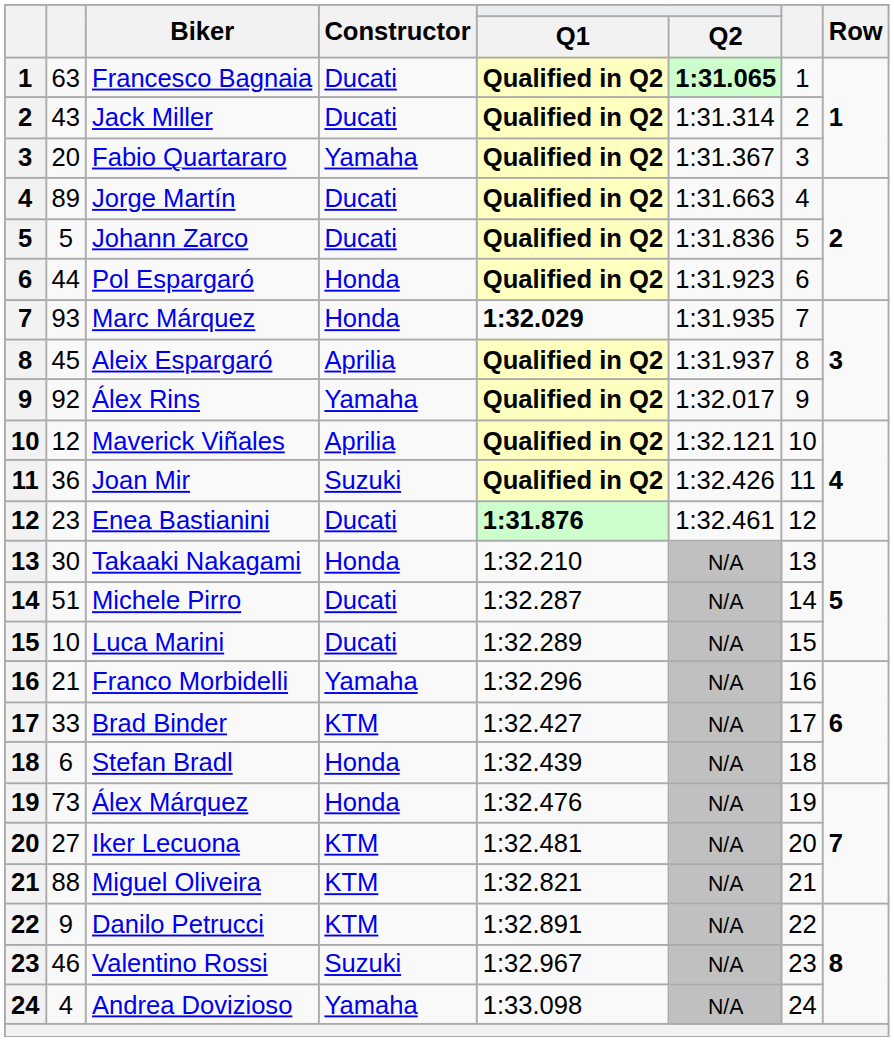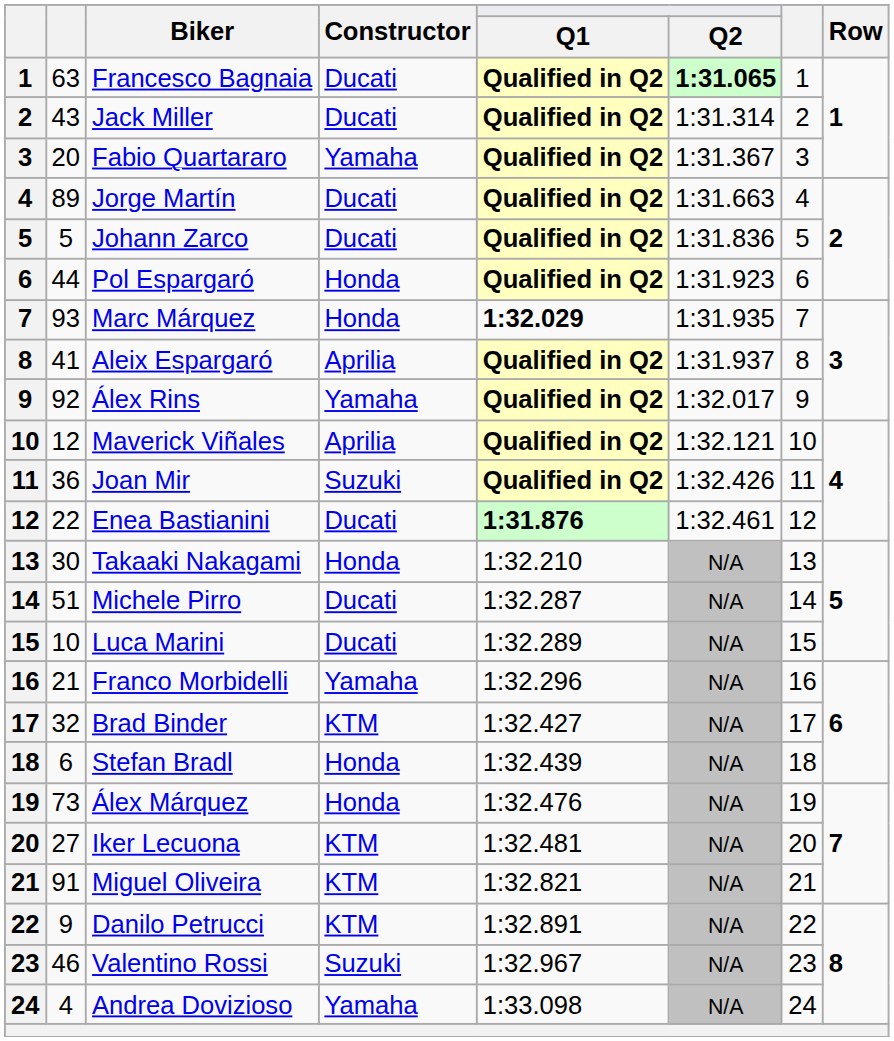(66, 359) 45 -> (66, 359) 41
(66, 520) 23 -> (66, 520) 22
(66, 722) 33 -> (66, 722) 32
(66, 883) 88 -> (66, 883) 91
